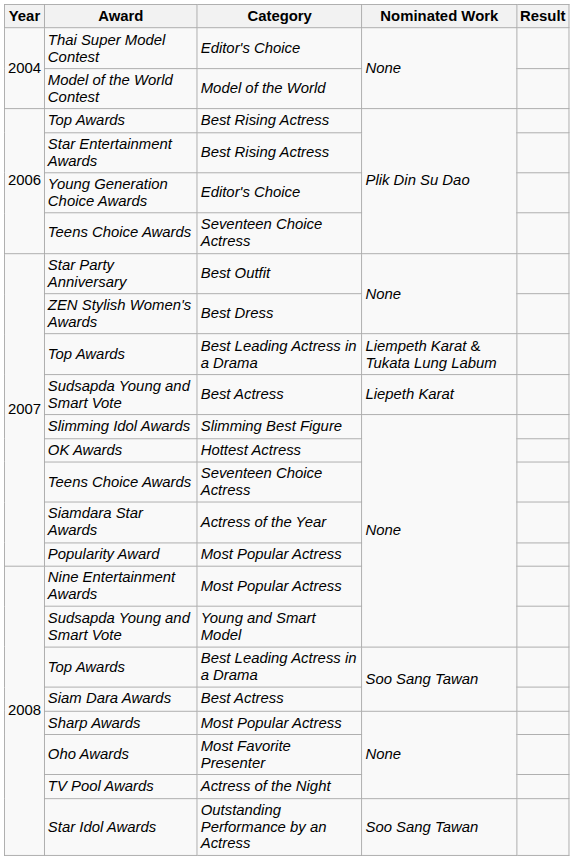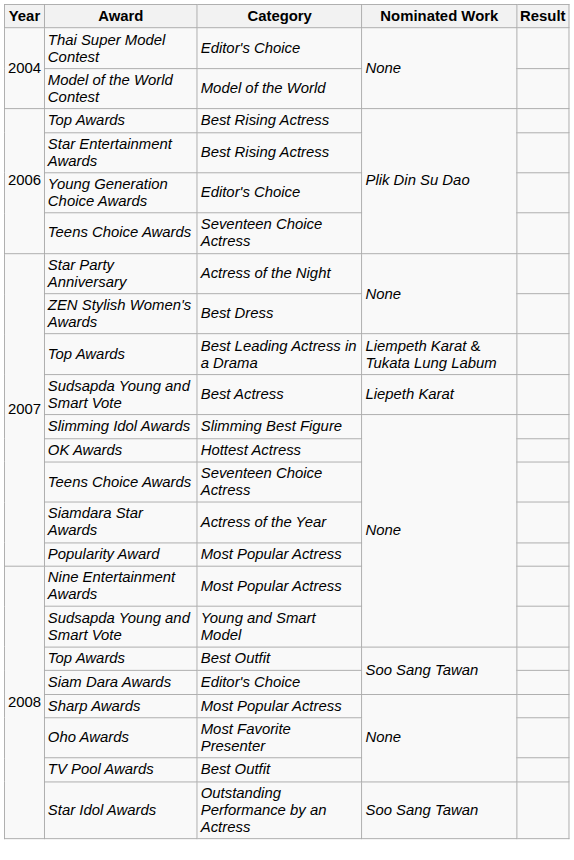(235, 273) Best Outfit -> (266, 273) Actress of the Night
(279, 667) Best Leading Actress in a Drama -> (235, 658) Best Outfit
(242, 699) Best Actress -> (251, 682) Editor's Choice
(266, 786) Actress of the Night -> (235, 769) Best Outfit
